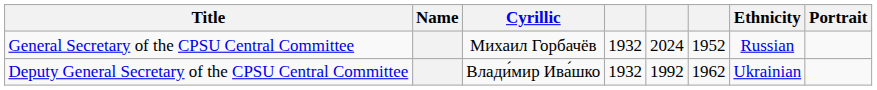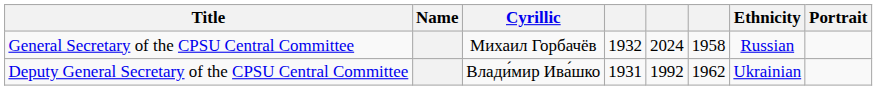(709, 44) 1952 -> (709, 44) 1958
(625, 71) 1932 -> (625, 71) 1931
